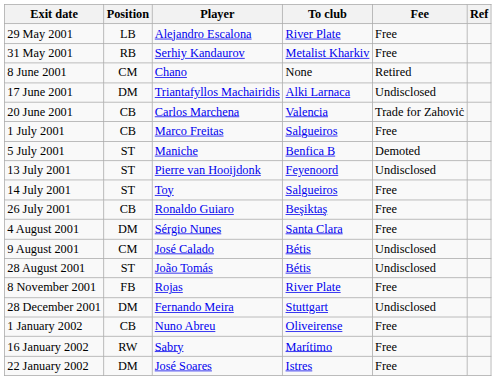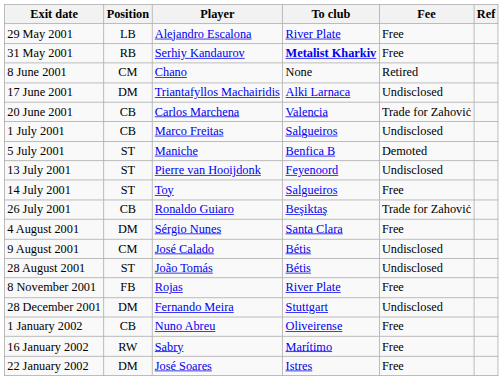(327, 53) normal -> (331, 53) bold
(386, 131) Free -> (412, 131) Undisclosed
(386, 209) Free -> (427, 209) Trade for Zahoviċ
